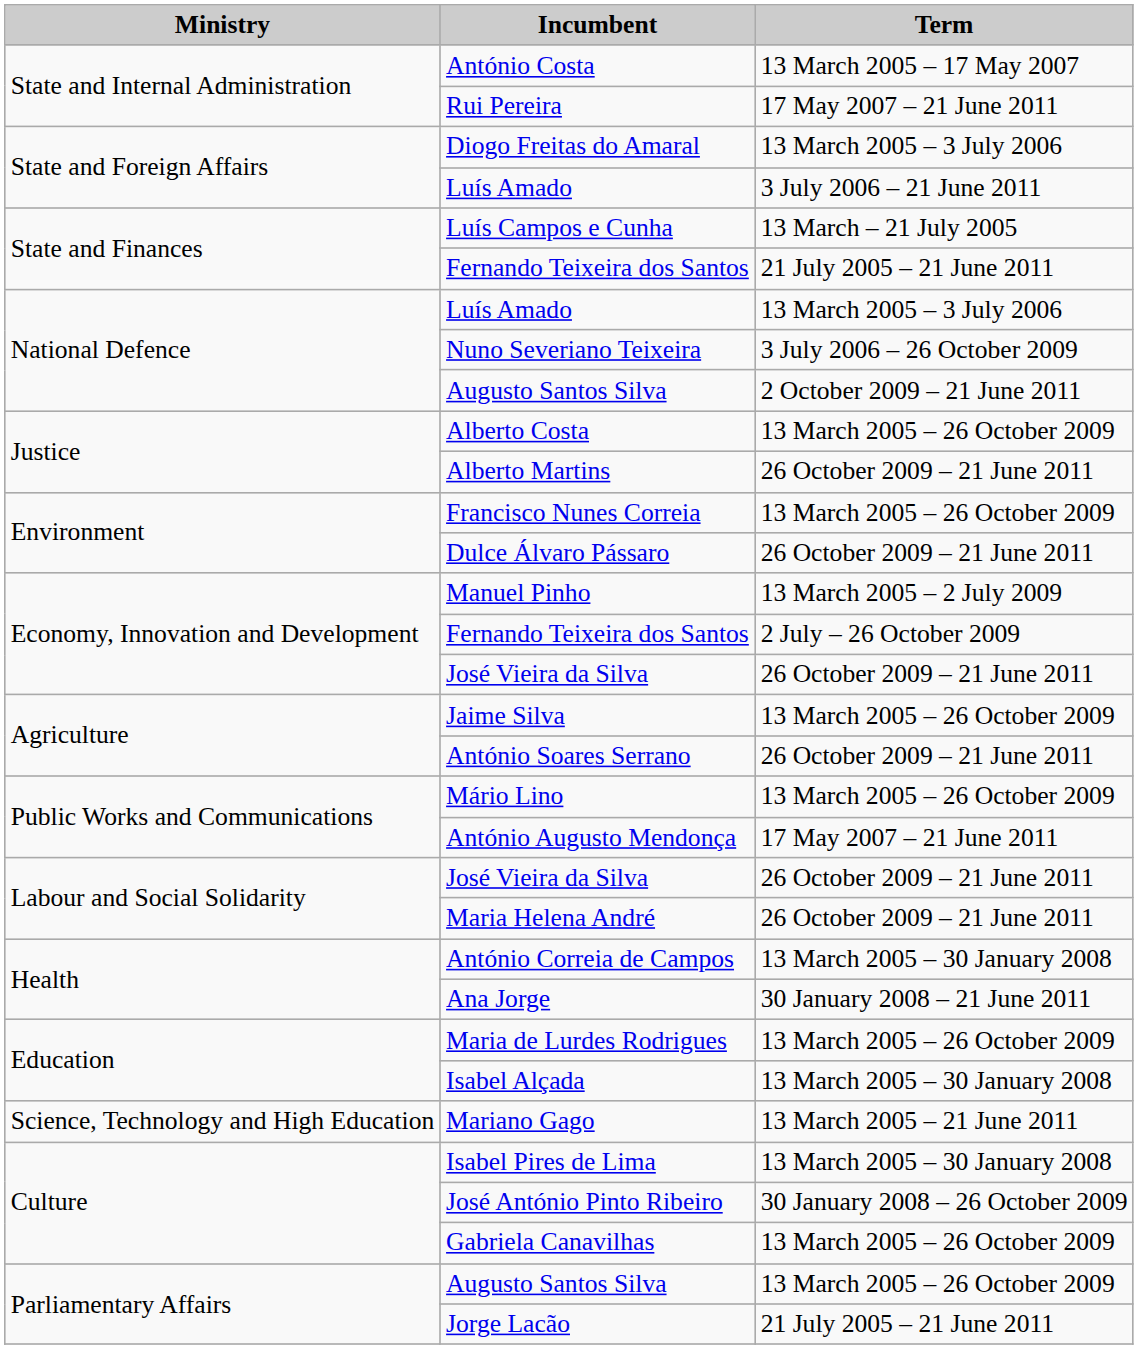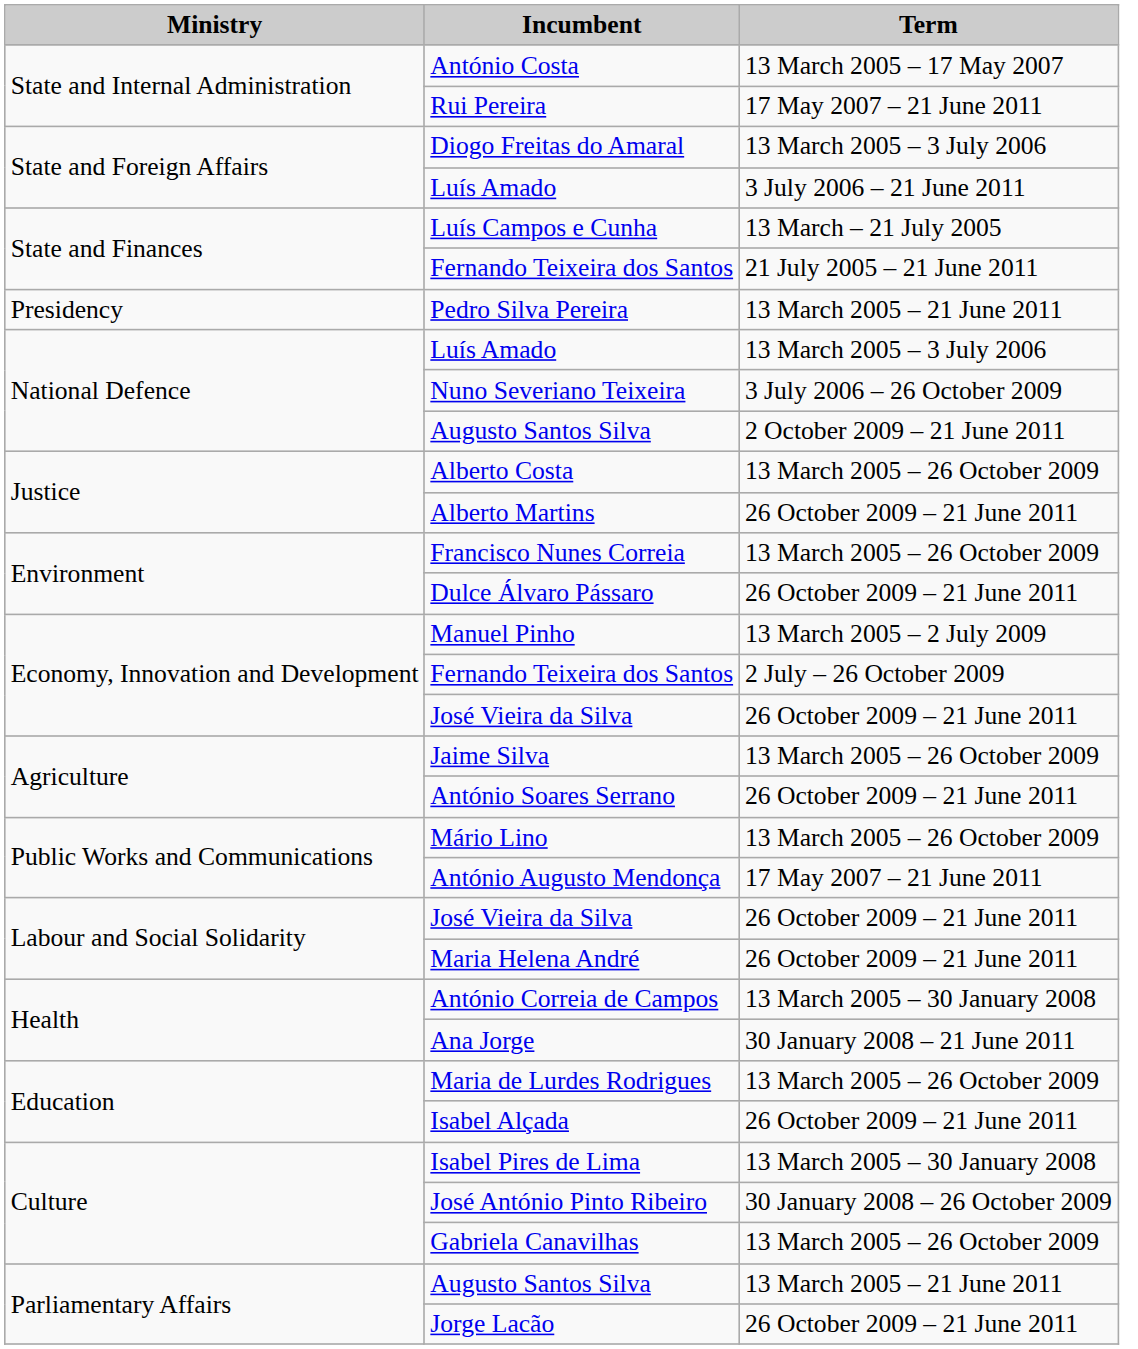+ row: (67, 308)
(936, 1080) 13 March 2005 – 30 January 2008 -> (912, 1120) 26 October 2009 – 21 June 2011
- row: (222, 1120)
(938, 1283) 13 March 2005 – 26 October 2009 -> (904, 1283) 13 March 2005 – 21 June 2011
(907, 1324) 21 July 2005 – 21 June 2011 -> (912, 1324) 26 October 2009 – 21 June 2011
